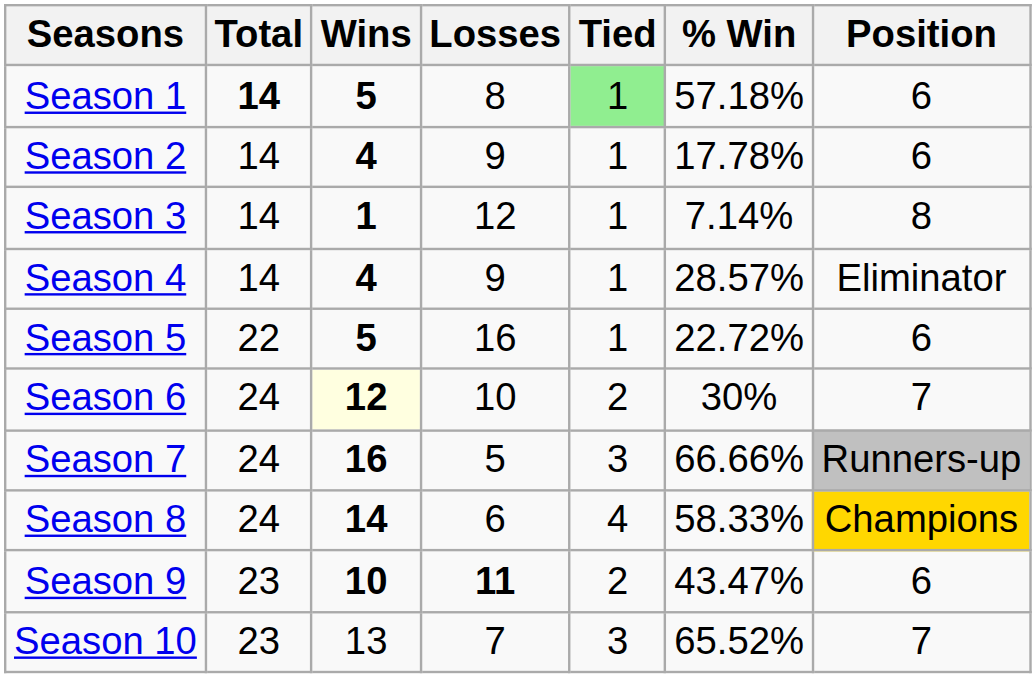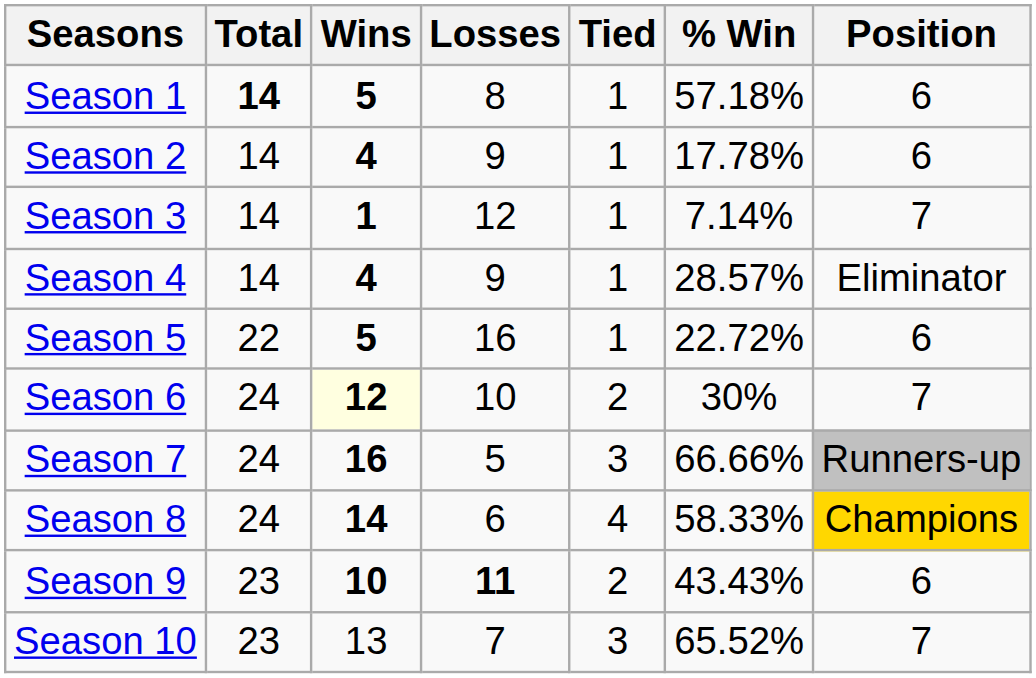(618, 95) lightgreen background -> (618, 95) no background
(921, 216) 8 -> (921, 216) 7
(739, 580) 43.47% -> (739, 580) 43.43%
